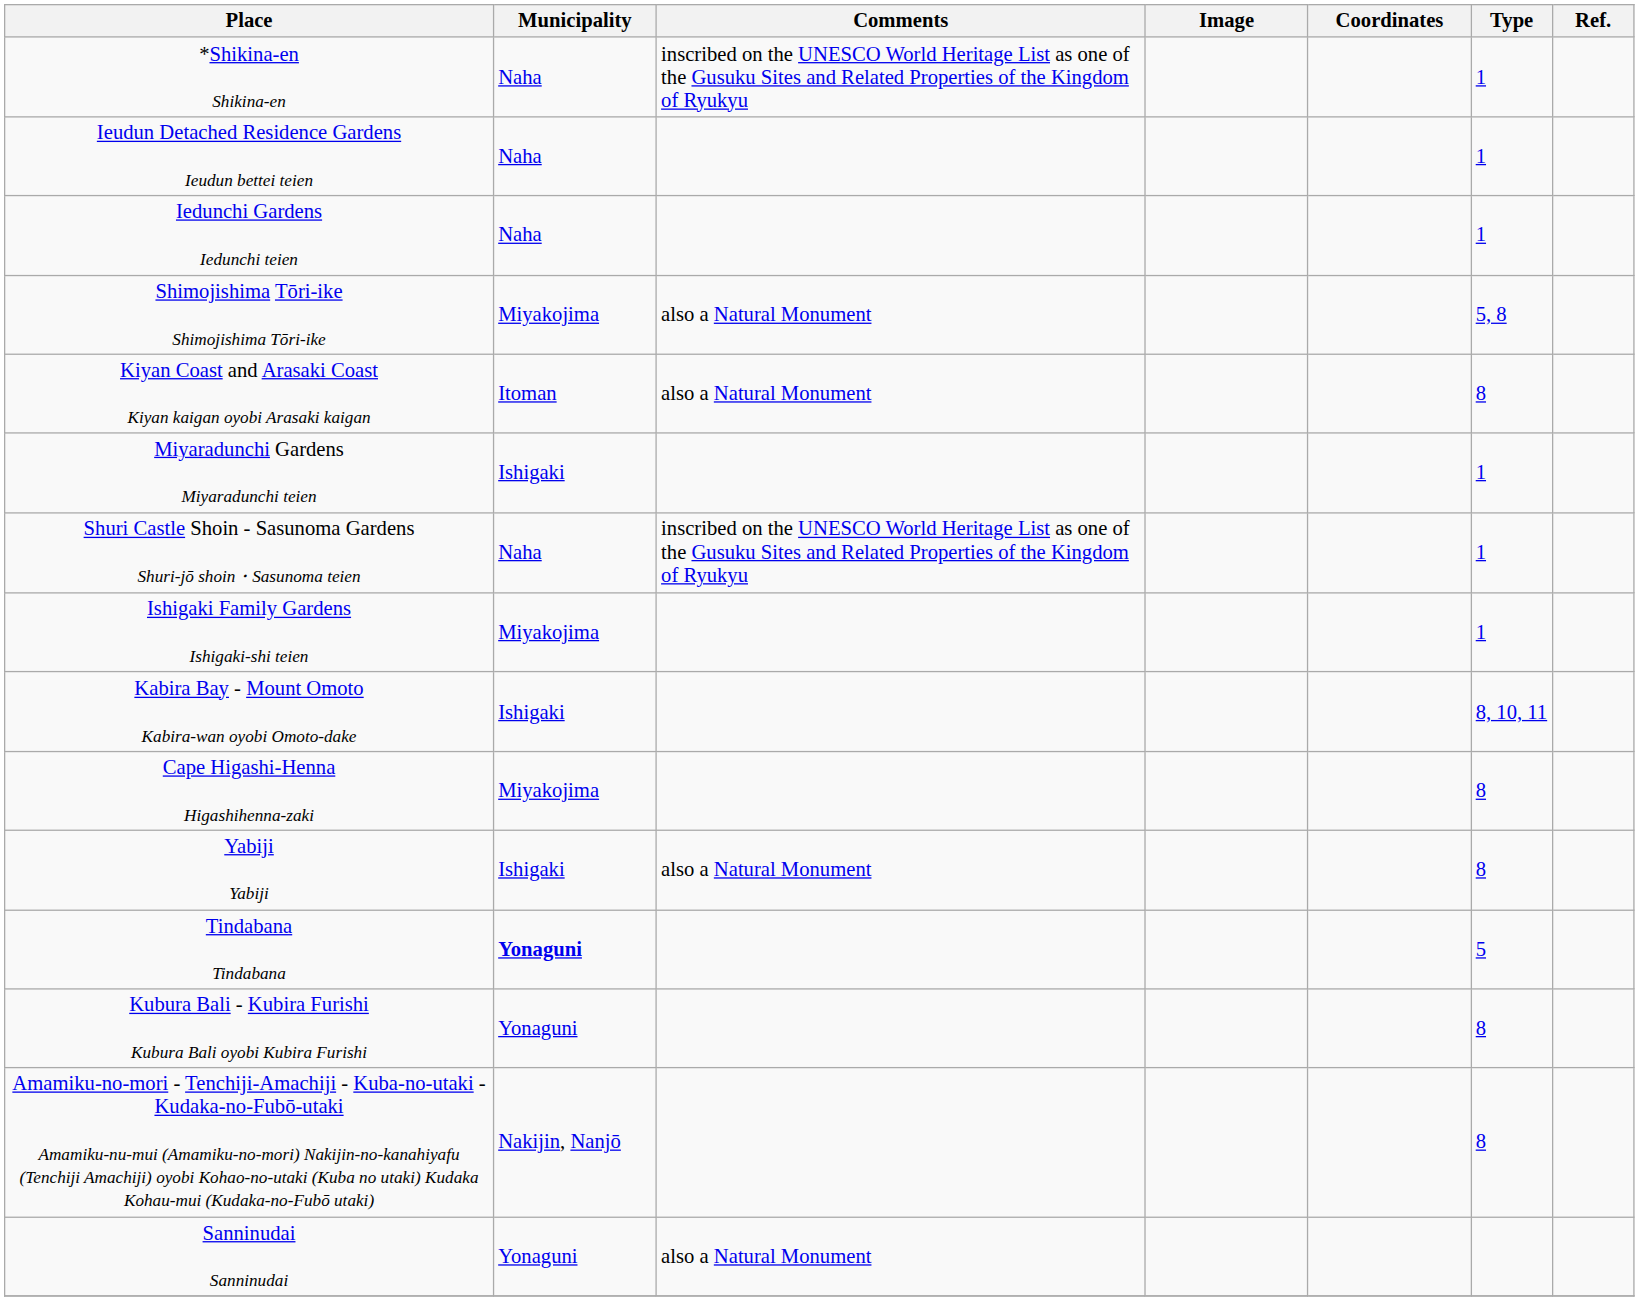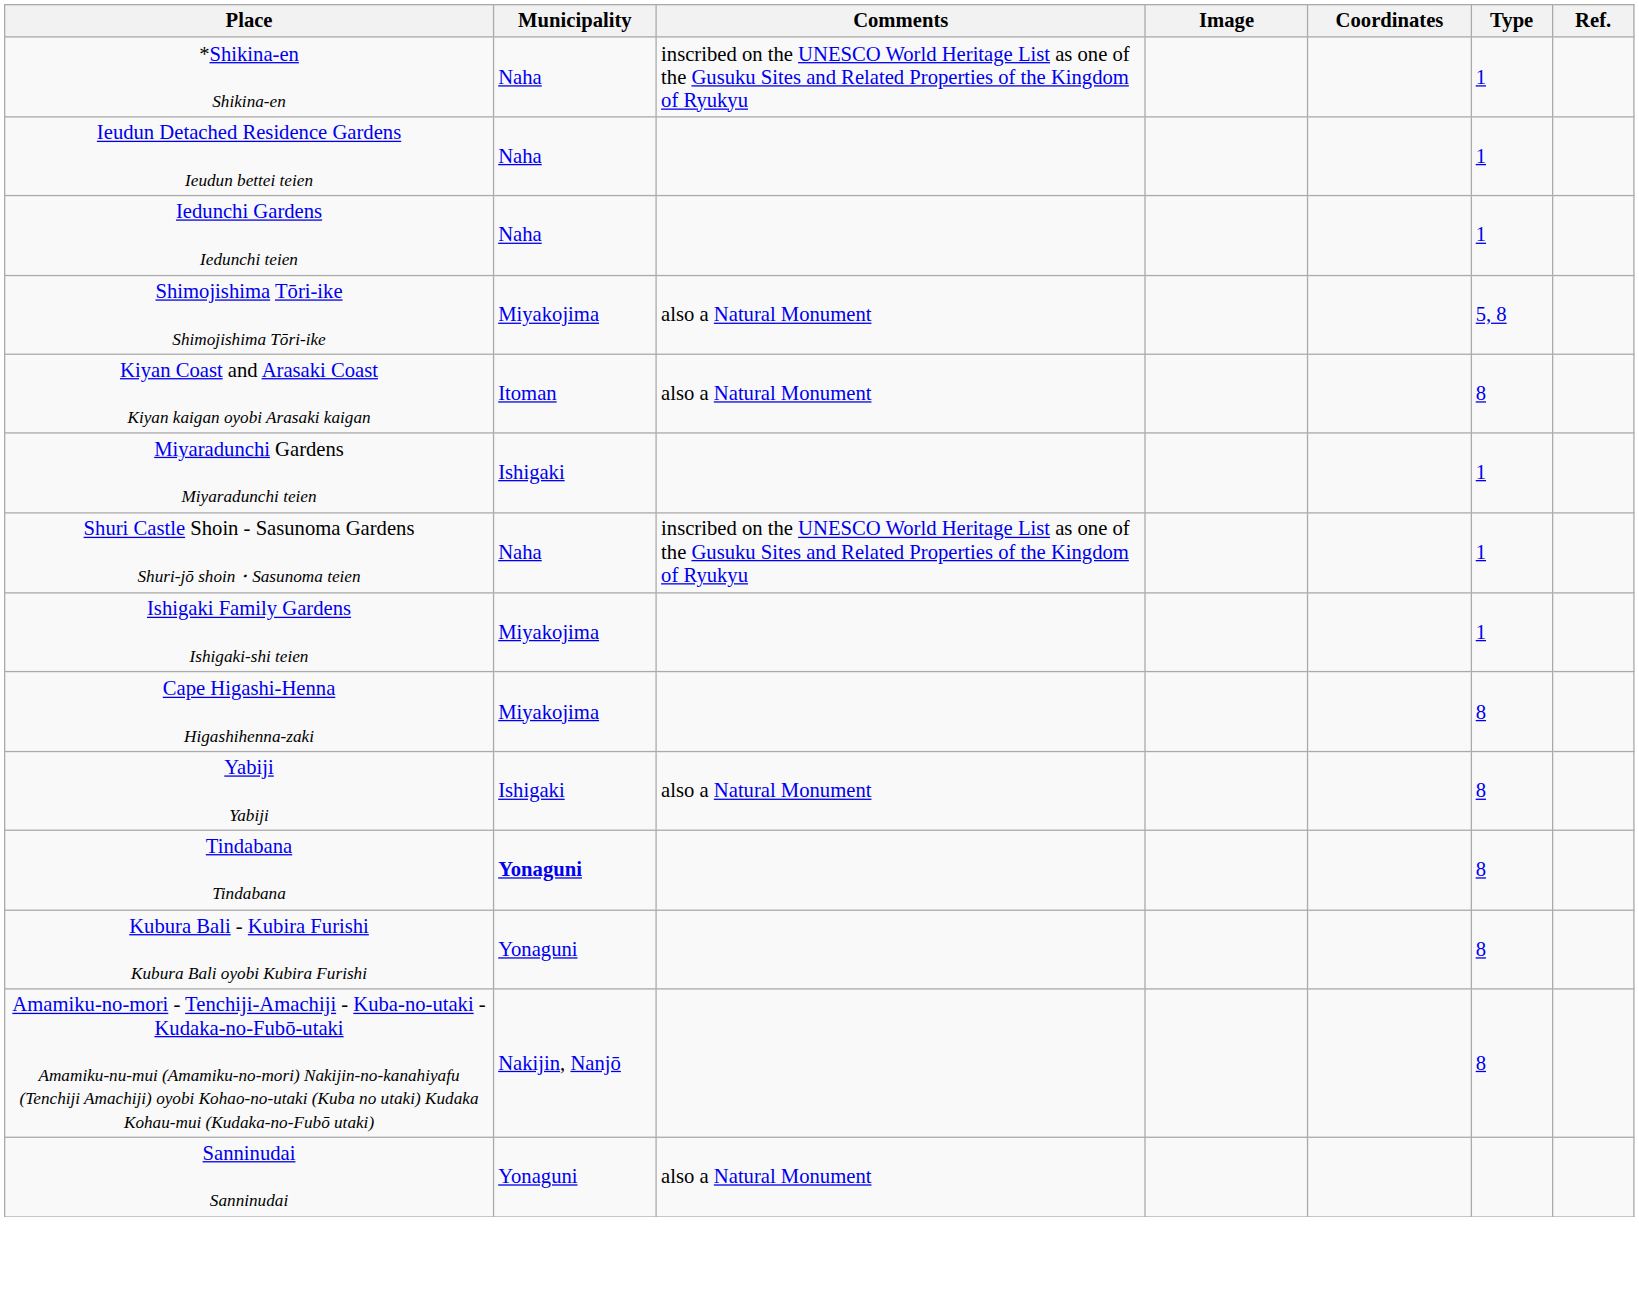- row: (249, 711)
(1481, 949) 5 -> (1481, 869) 8
